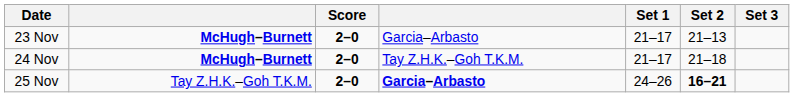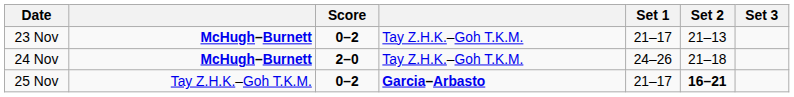(347, 38) 2–0 -> (347, 38) 0–2
(430, 38) Garcia–Arbasto -> (453, 38) Tay Z.H.K.–Goh T.K.M.
(653, 59) 21–17 -> (653, 59) 24–26
(347, 81) 2–0 -> (347, 81) 0–2
(653, 81) 24–26 -> (653, 81) 21–17
